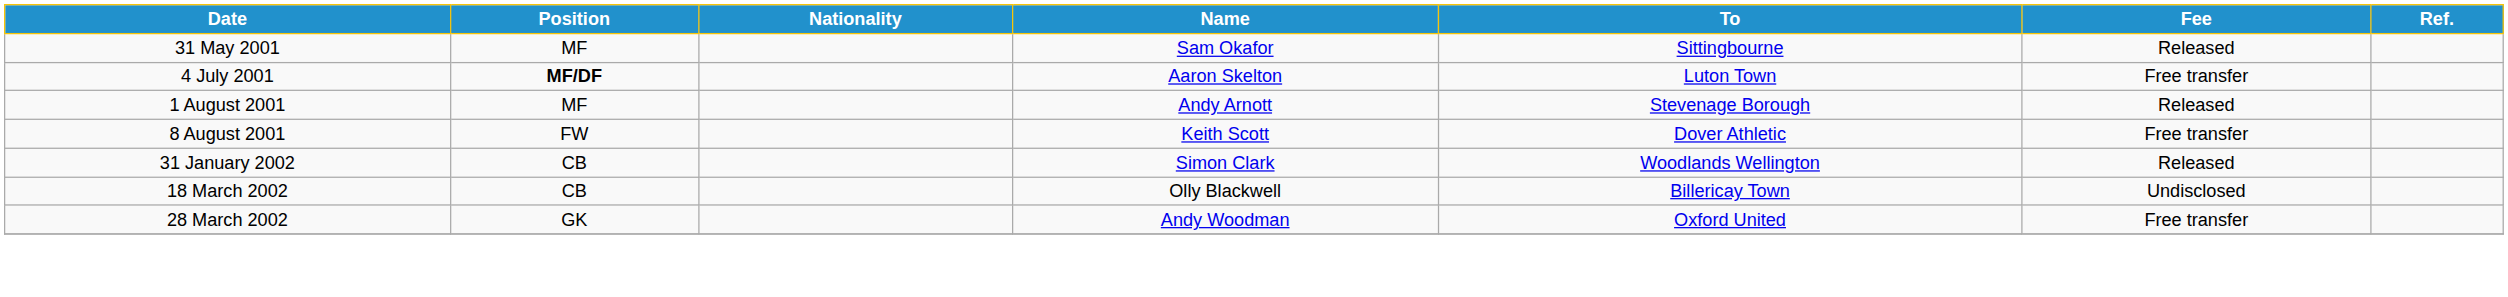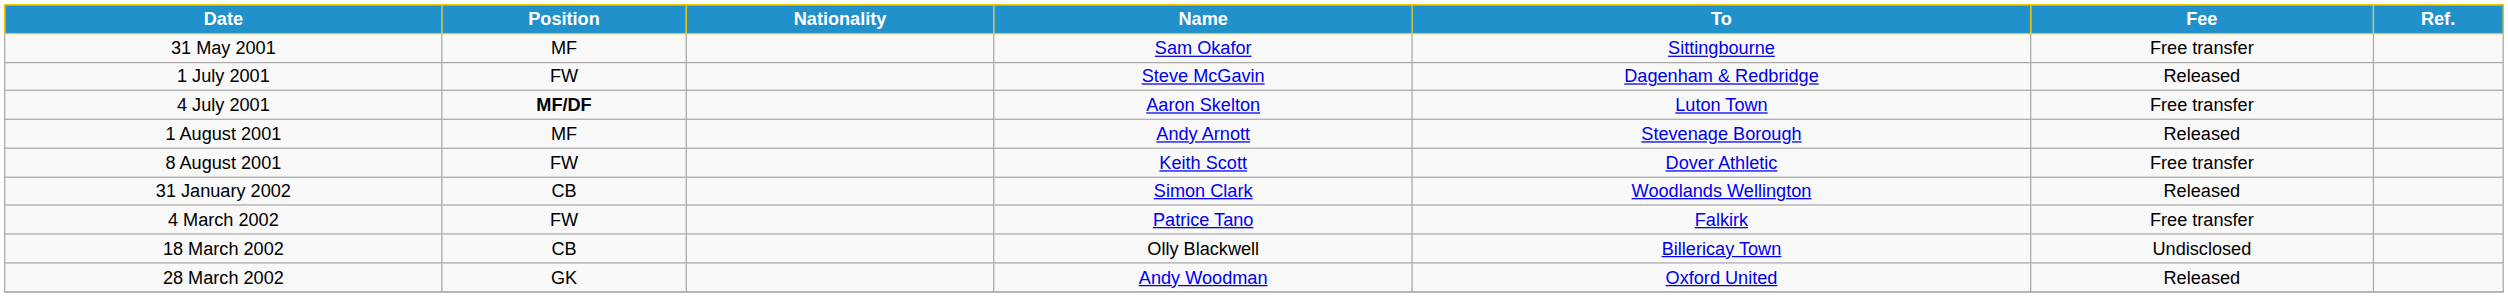(2196, 48) Released -> (2202, 48) Free transfer
+ row: (223, 77)
+ row: (223, 220)
(2196, 220) Free transfer -> (2202, 277) Released
